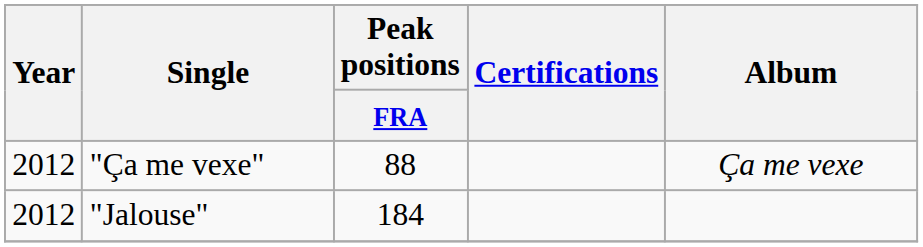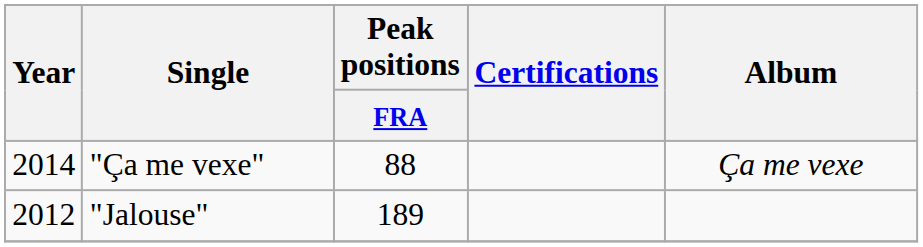(44, 164) 2012 -> (44, 164) 2014
(400, 214) 184 -> (400, 214) 189
